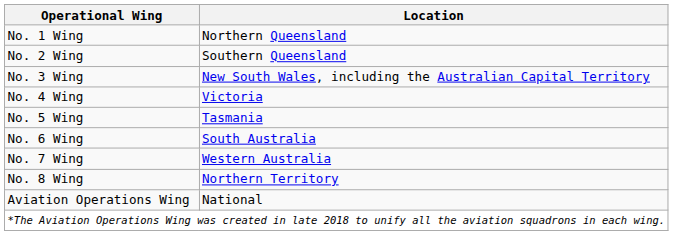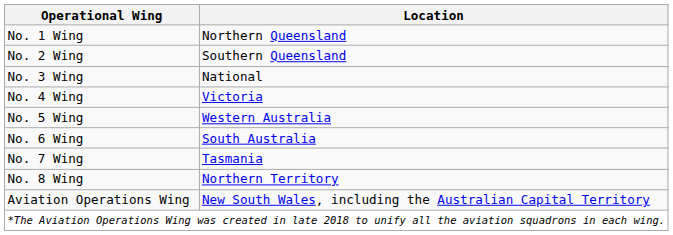(426, 76) New South Wales, including the Australian Capital Territory -> (232, 76) National
(232, 118) Tasmania -> (267, 118) Western Australia
(267, 159) Western Australia -> (232, 159) Tasmania
(232, 200) National -> (426, 200) New South Wales, including the Australian Capital Territory
